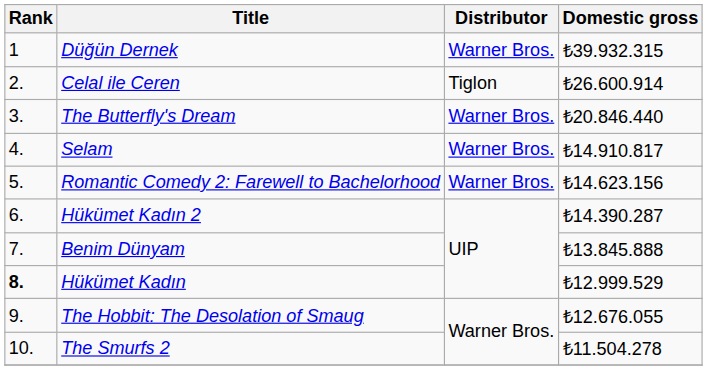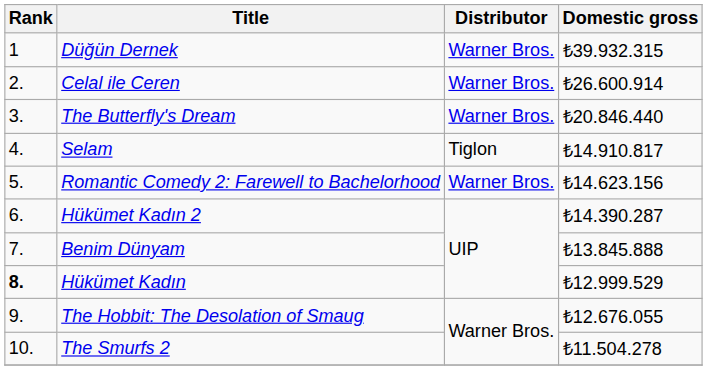(473, 82) Tiglon -> (501, 82) Warner Bros.
(501, 149) Warner Bros. -> (473, 149) Tiglon
